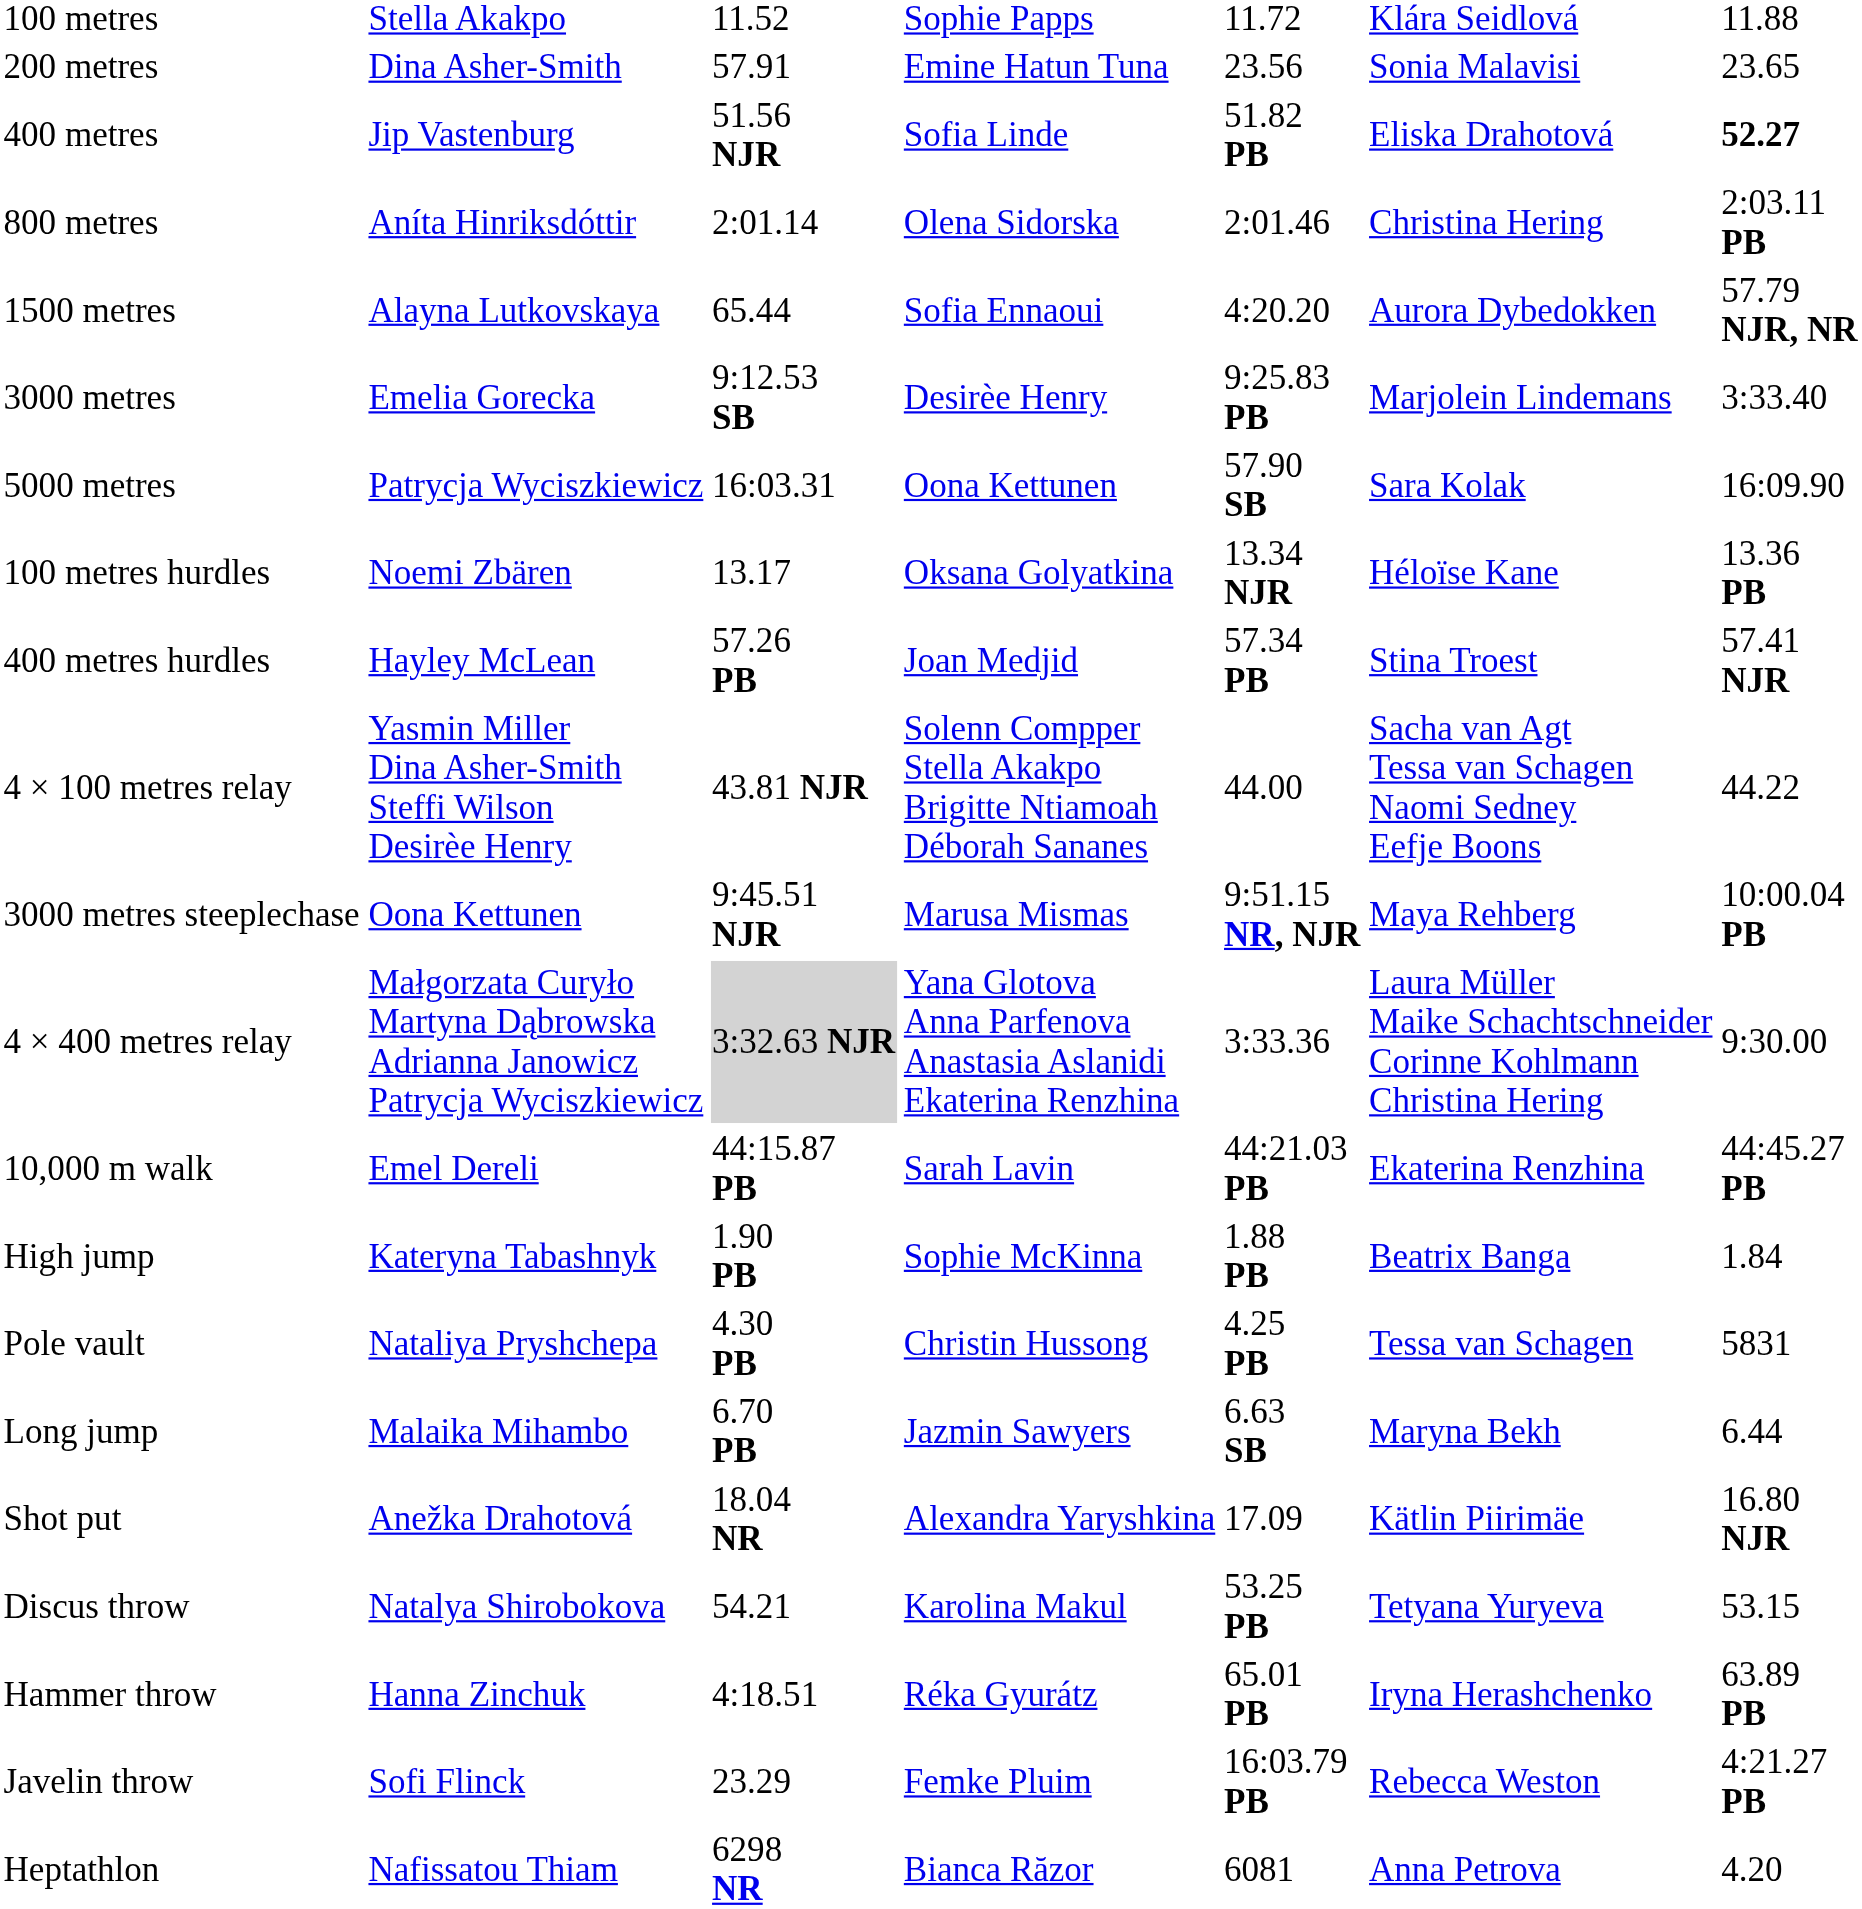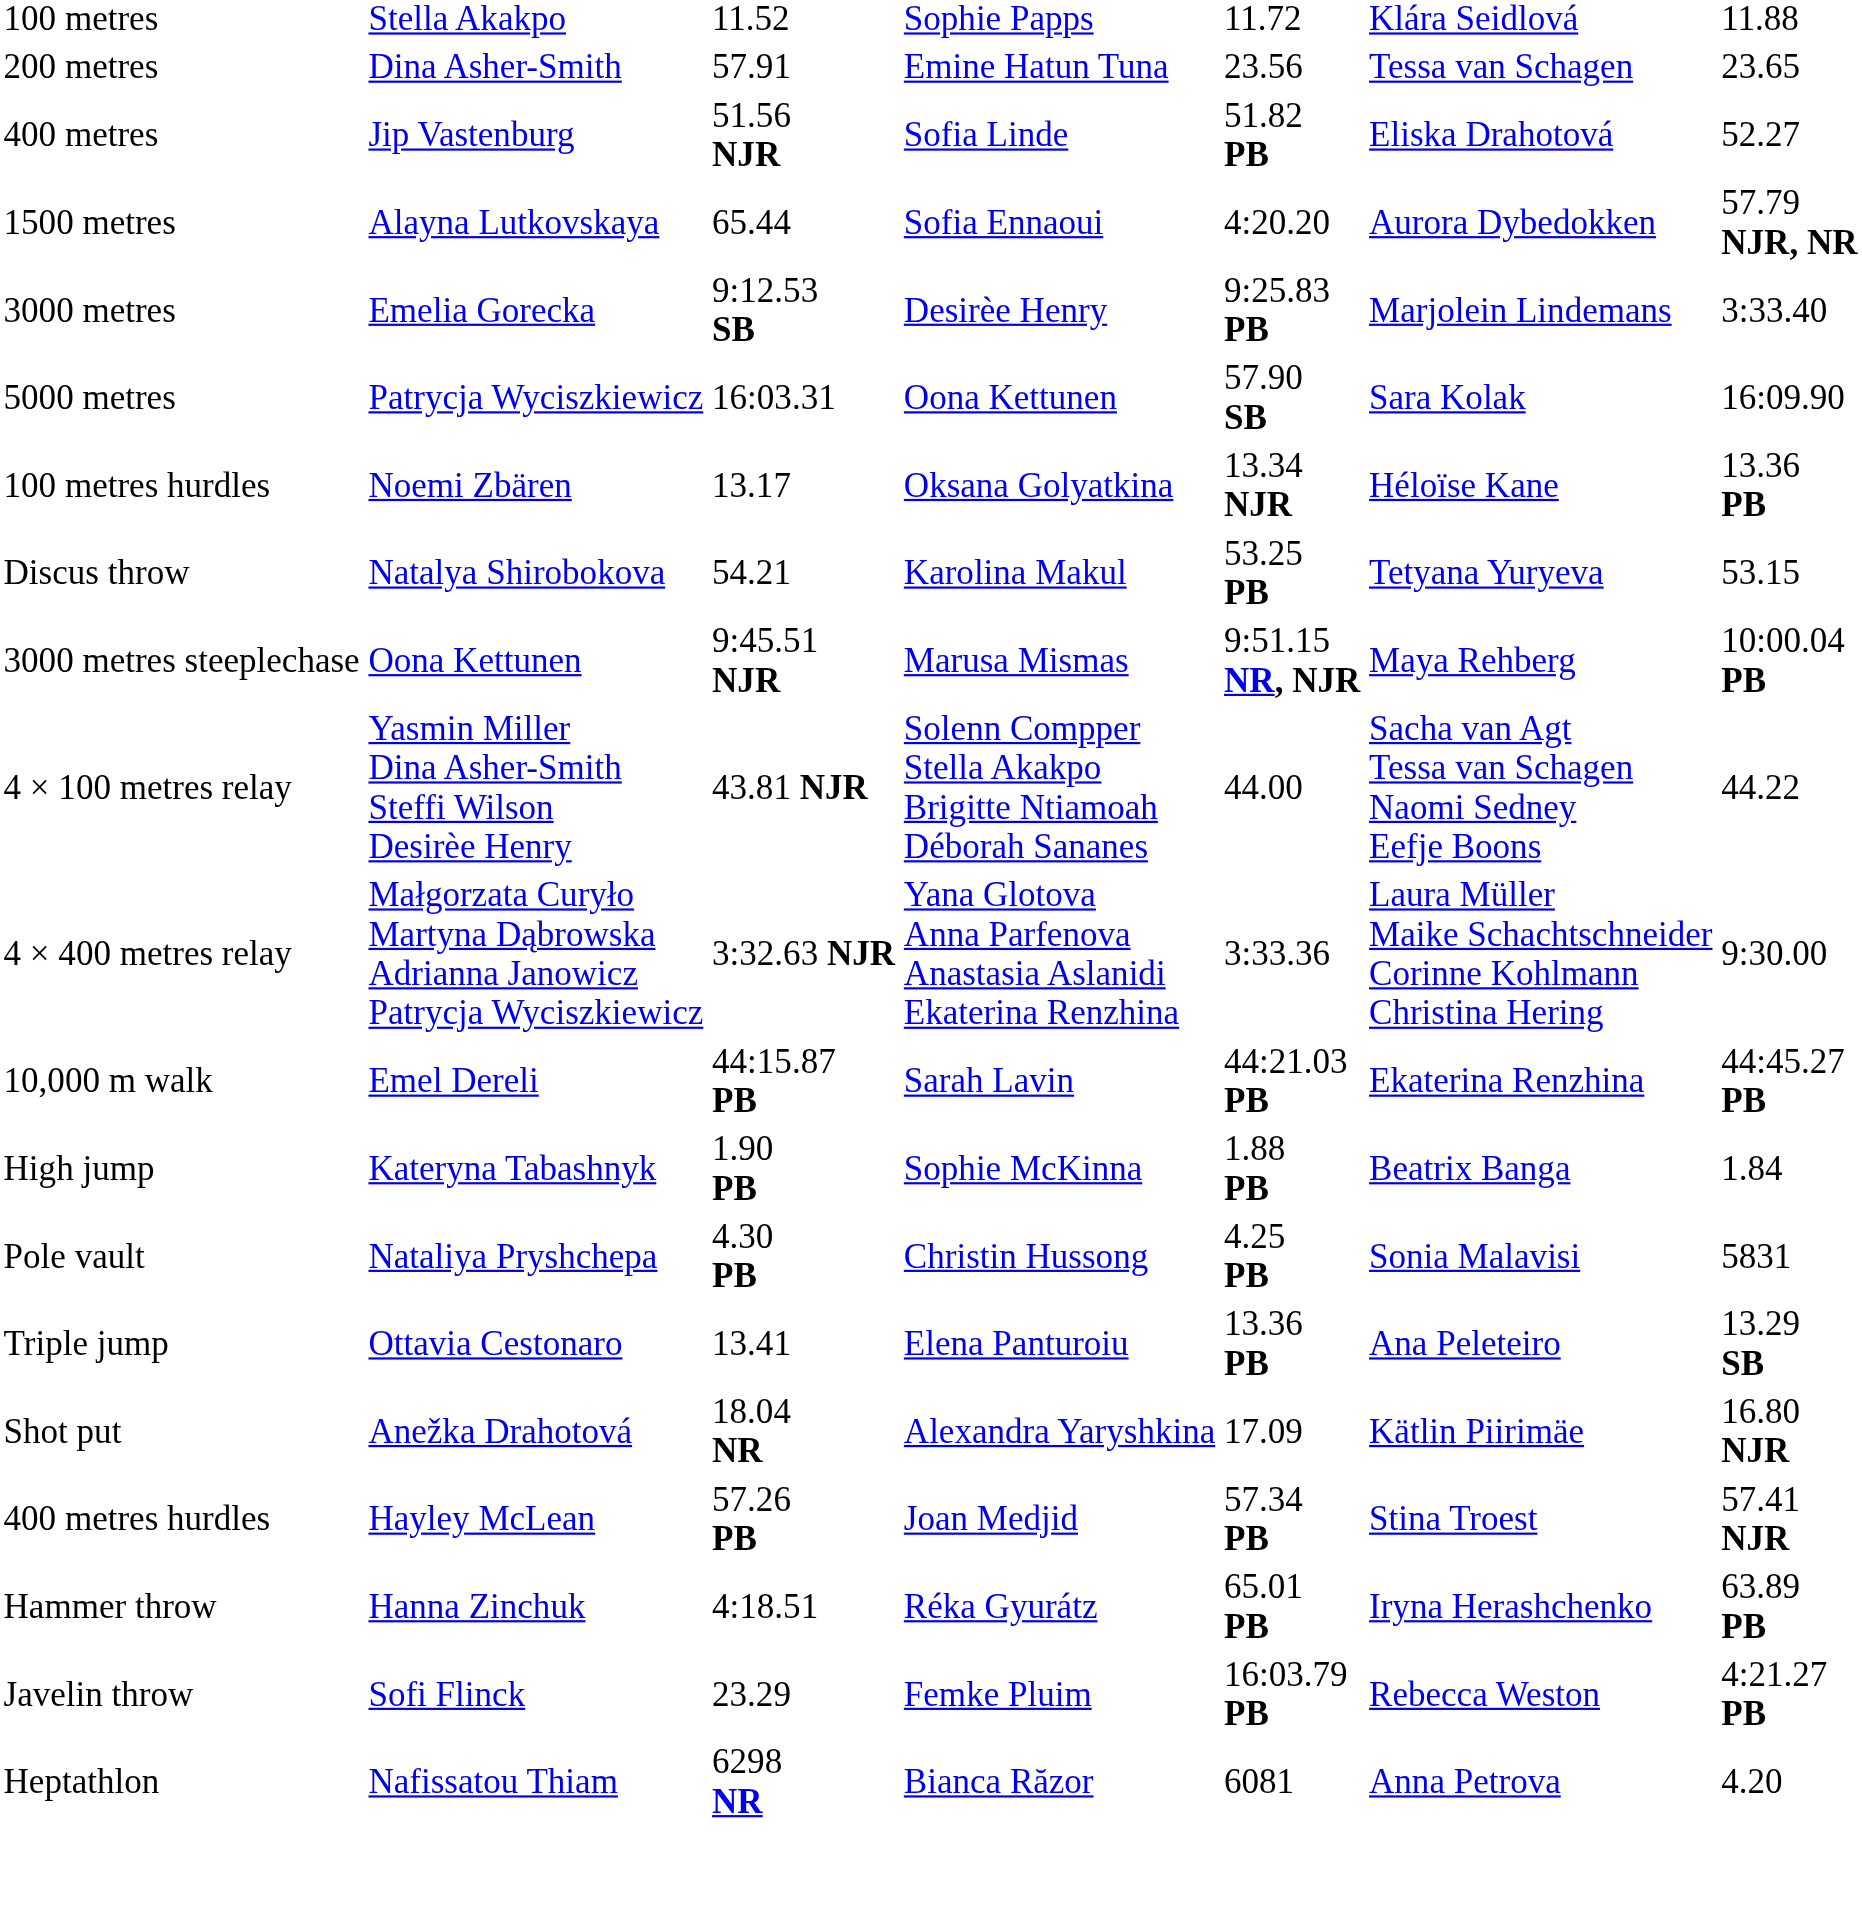(1475, 66) Sonia Malavisi -> (1501, 66) Tessa van Schagen
(1761, 134) bold -> (1761, 134) normal
- row: (81, 222)
rows swapped: (137, 660) <-> (97, 1606)
rows swapped: (182, 914) <-> (148, 787)
(804, 1041) lightgrey background -> (804, 953) no background
(1501, 1343) Tessa van Schagen -> (1475, 1256) Sonia Malavisi
- row: (81, 1431)
+ row: (86, 1343)
